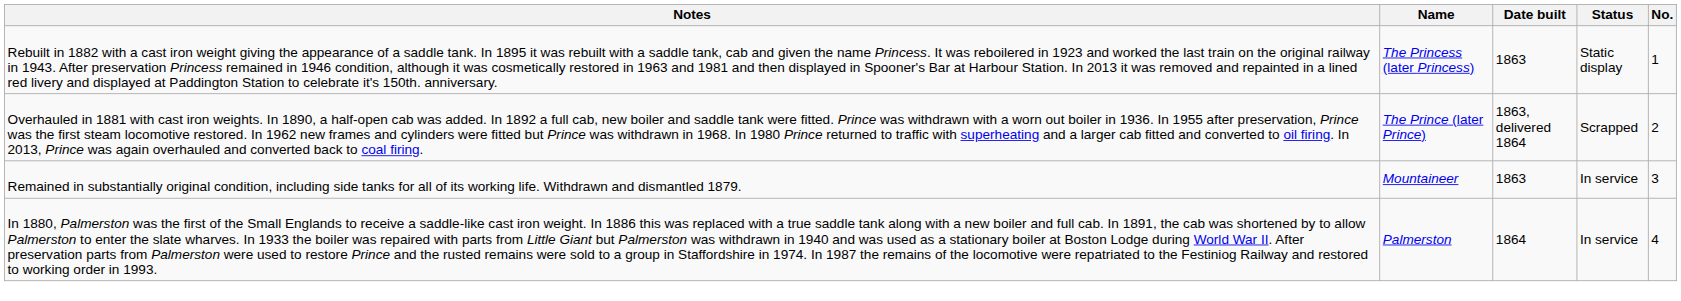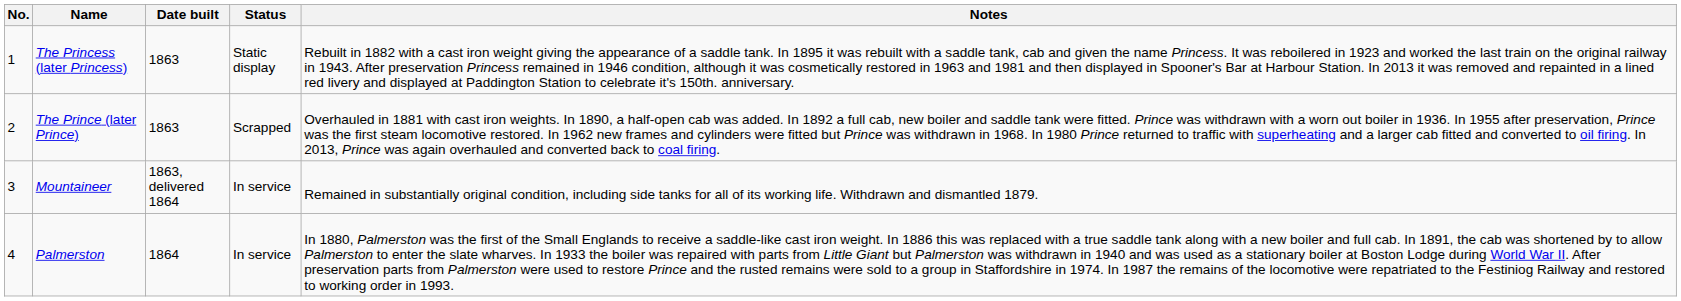columns swapped: (1662, 15) <-> (692, 15)
(1523, 127) 1863, delivered 1864 -> (164, 127) 1863
(1511, 179) 1863 -> (176, 187) 1863, delivered 1864
